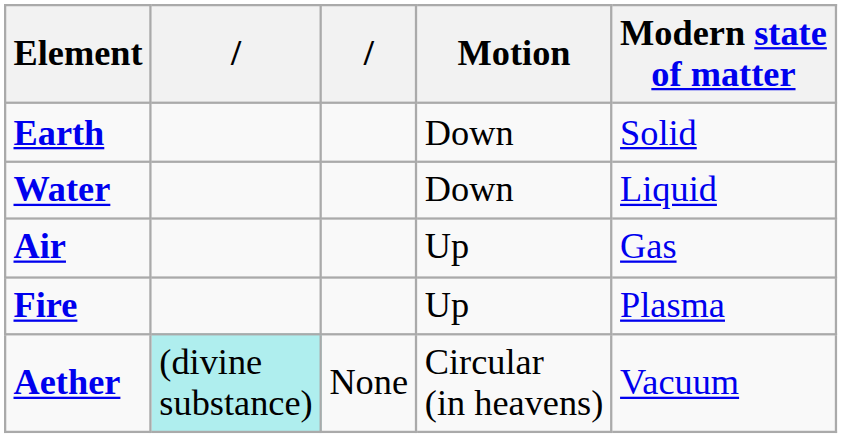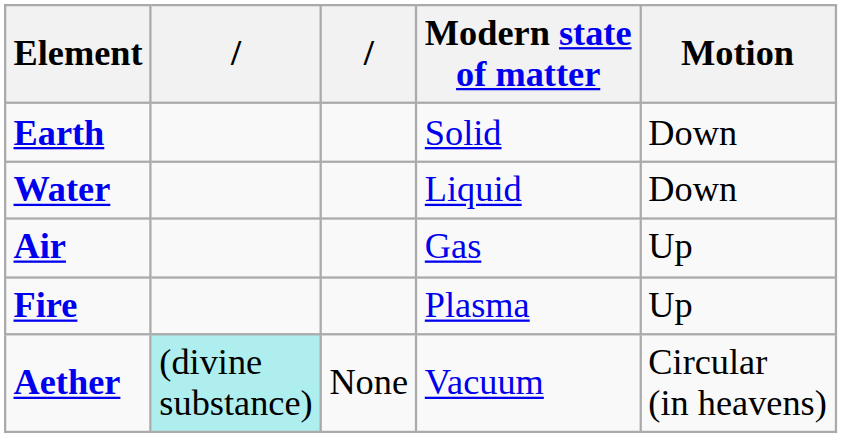columns swapped: (514, 53) <-> (723, 53)
